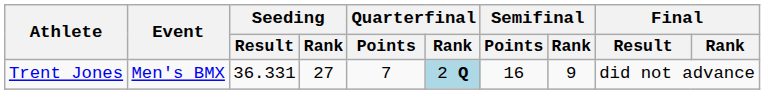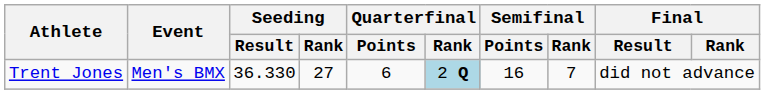(264, 74) 36.331 -> (264, 74) 36.330
(386, 74) 7 -> (386, 74) 6
(571, 74) 9 -> (571, 74) 7
